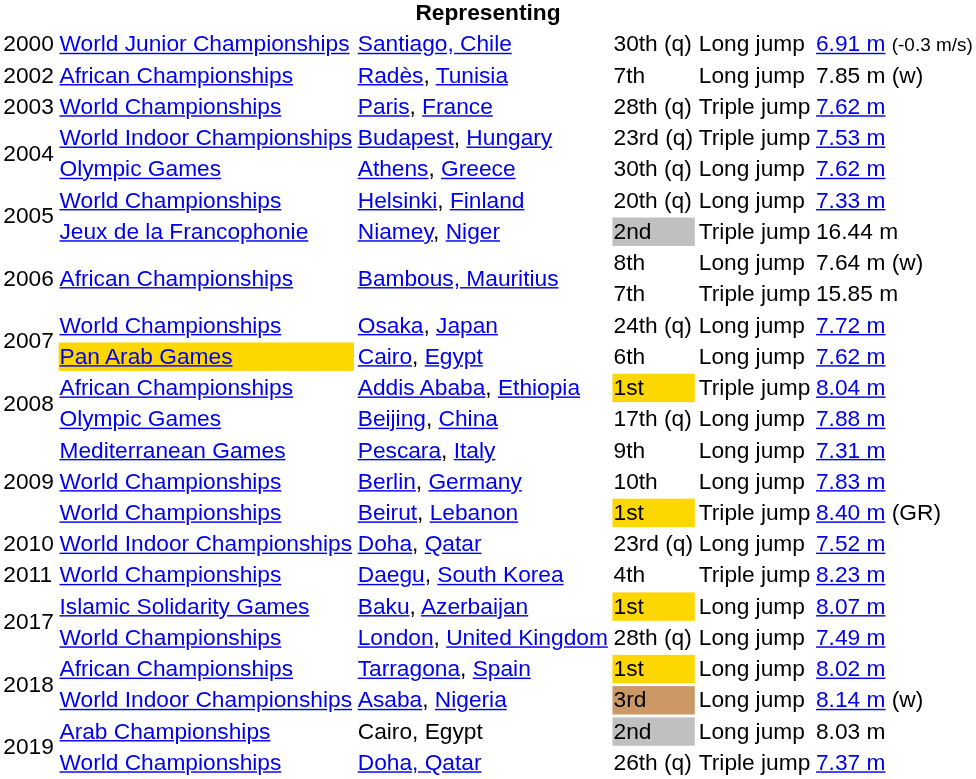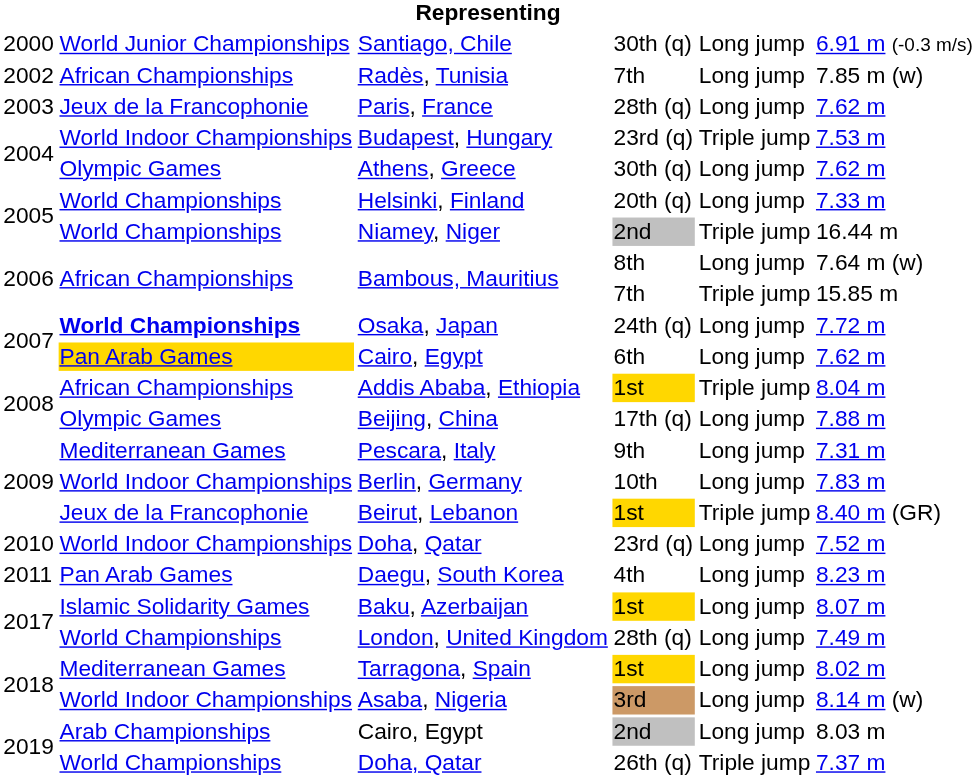(170, 106) World Championships -> (184, 106) Jeux de la Francophonie
(755, 106) Triple jump -> (752, 106) Long jump
(184, 231) Jeux de la Francophonie -> (170, 231) World Championships
(170, 325) normal -> (180, 325) bold
(170, 481) World Championships -> (206, 481) World Indoor Championships
(170, 512) World Championships -> (184, 512) Jeux de la Francophonie
(170, 575) World Championships -> (146, 575) Pan Arab Games
(755, 575) Triple jump -> (752, 575) Long jump
(176, 668) African Championships -> (173, 668) Mediterranean Games
